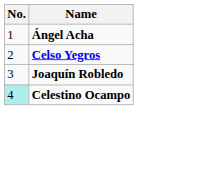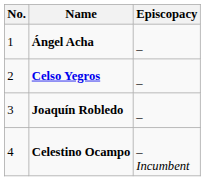+ column: (167, 14)
(10, 94) paleturquoise background -> (10, 151) no background
